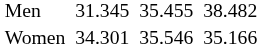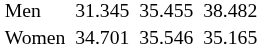(102, 37) 34.301 -> (102, 37) 34.701
(230, 37) 35.166 -> (230, 37) 35.165
